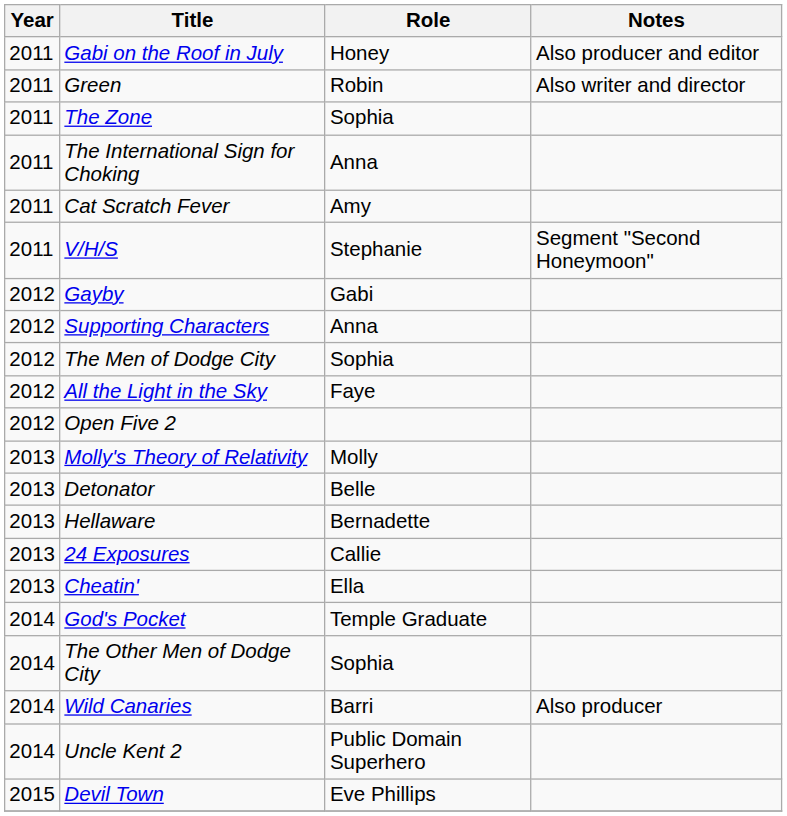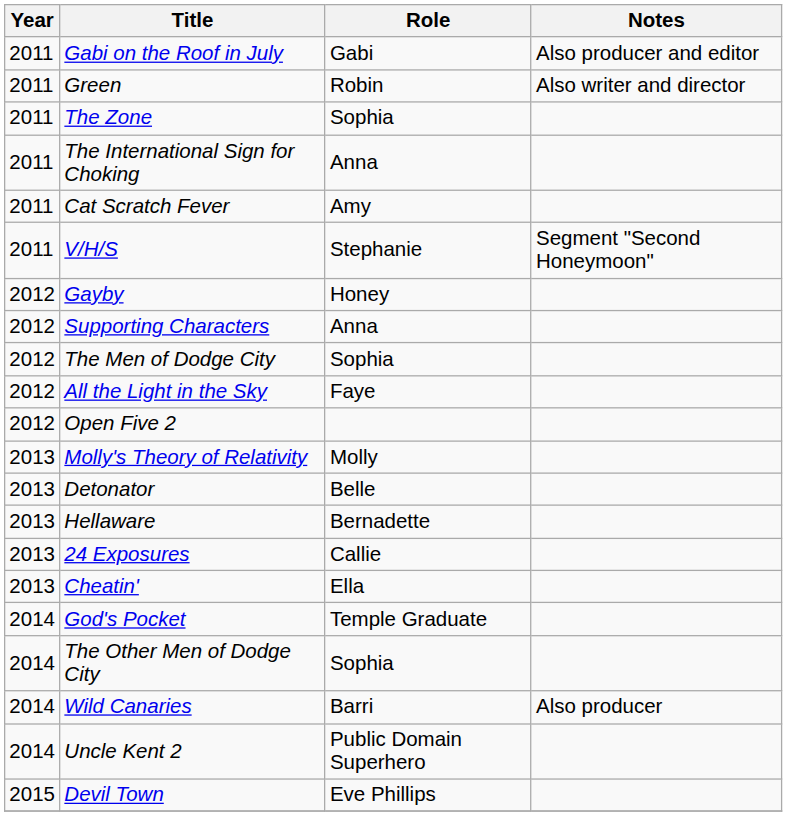(360, 53) Honey -> (352, 53) Gabi
(352, 294) Gabi -> (360, 294) Honey
